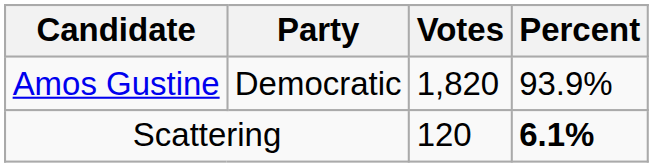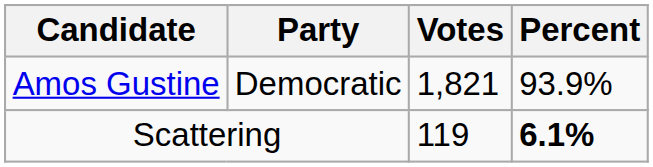(458, 82) 1,820 -> (458, 82) 1,821
(444, 135) 120 -> (443, 135) 119
